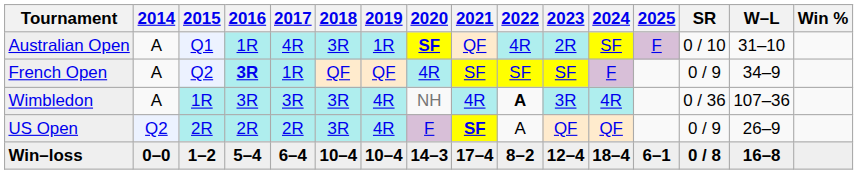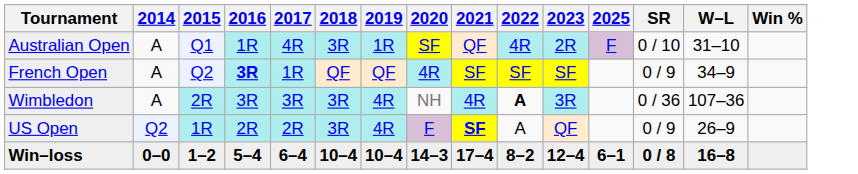- column: (611, 17)
(429, 45) bold -> (429, 45) normal
(202, 100) 1R -> (202, 100) 2R
(202, 127) 2R -> (202, 127) 1R
